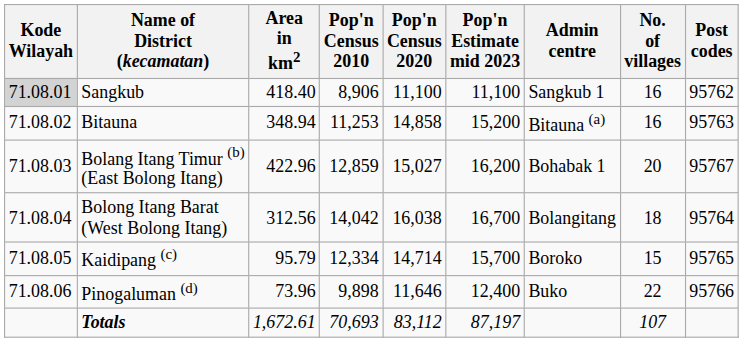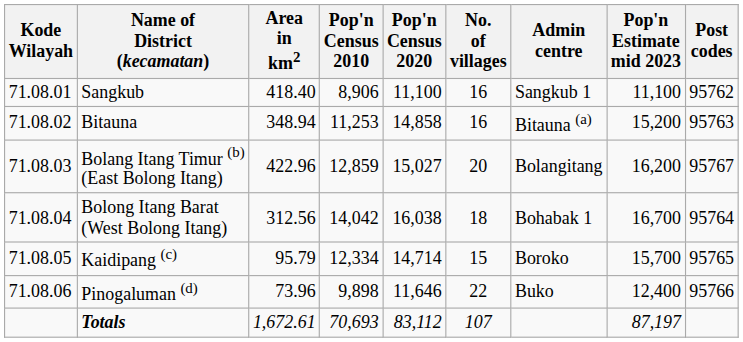columns swapped: (485, 41) <-> (653, 41)
(40, 92) lightgrey background -> (40, 92) no background
(567, 166) Bohabak 1 -> (559, 166) Bolangitang
(572, 217) Bolangitang -> (554, 217) Bohabak 1
